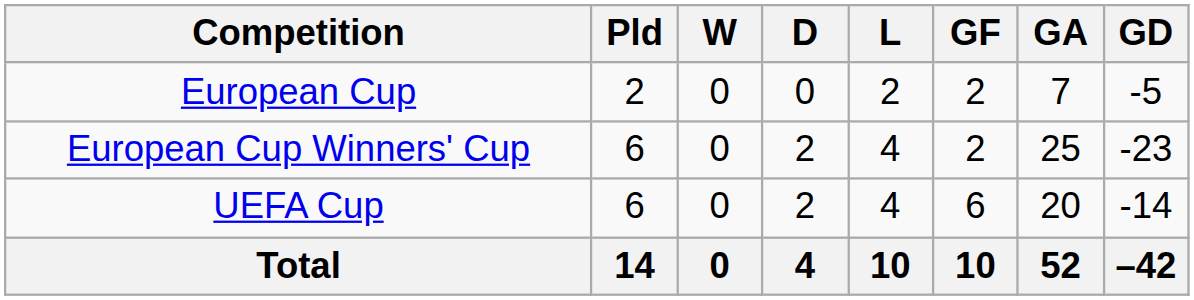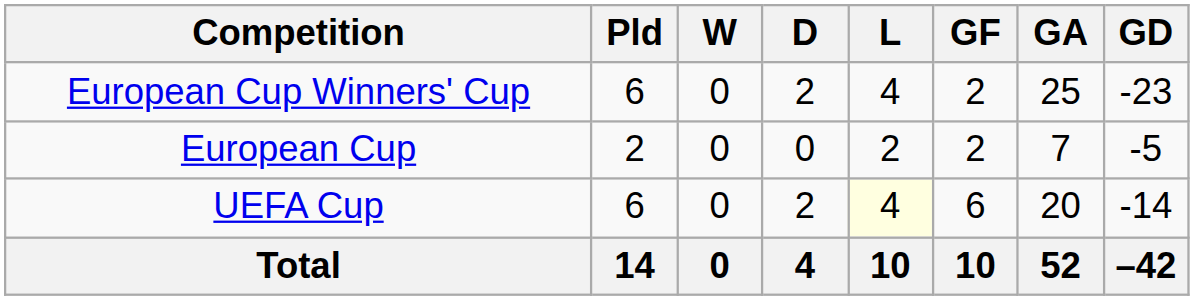rows swapped: (299, 91) <-> (299, 149)
(890, 206) no background -> (890, 206) lightyellow background
